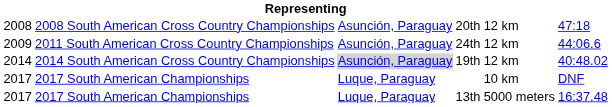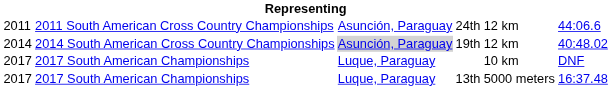- row: (468, 26)
(18, 43) 2009 -> (17, 26) 2011
